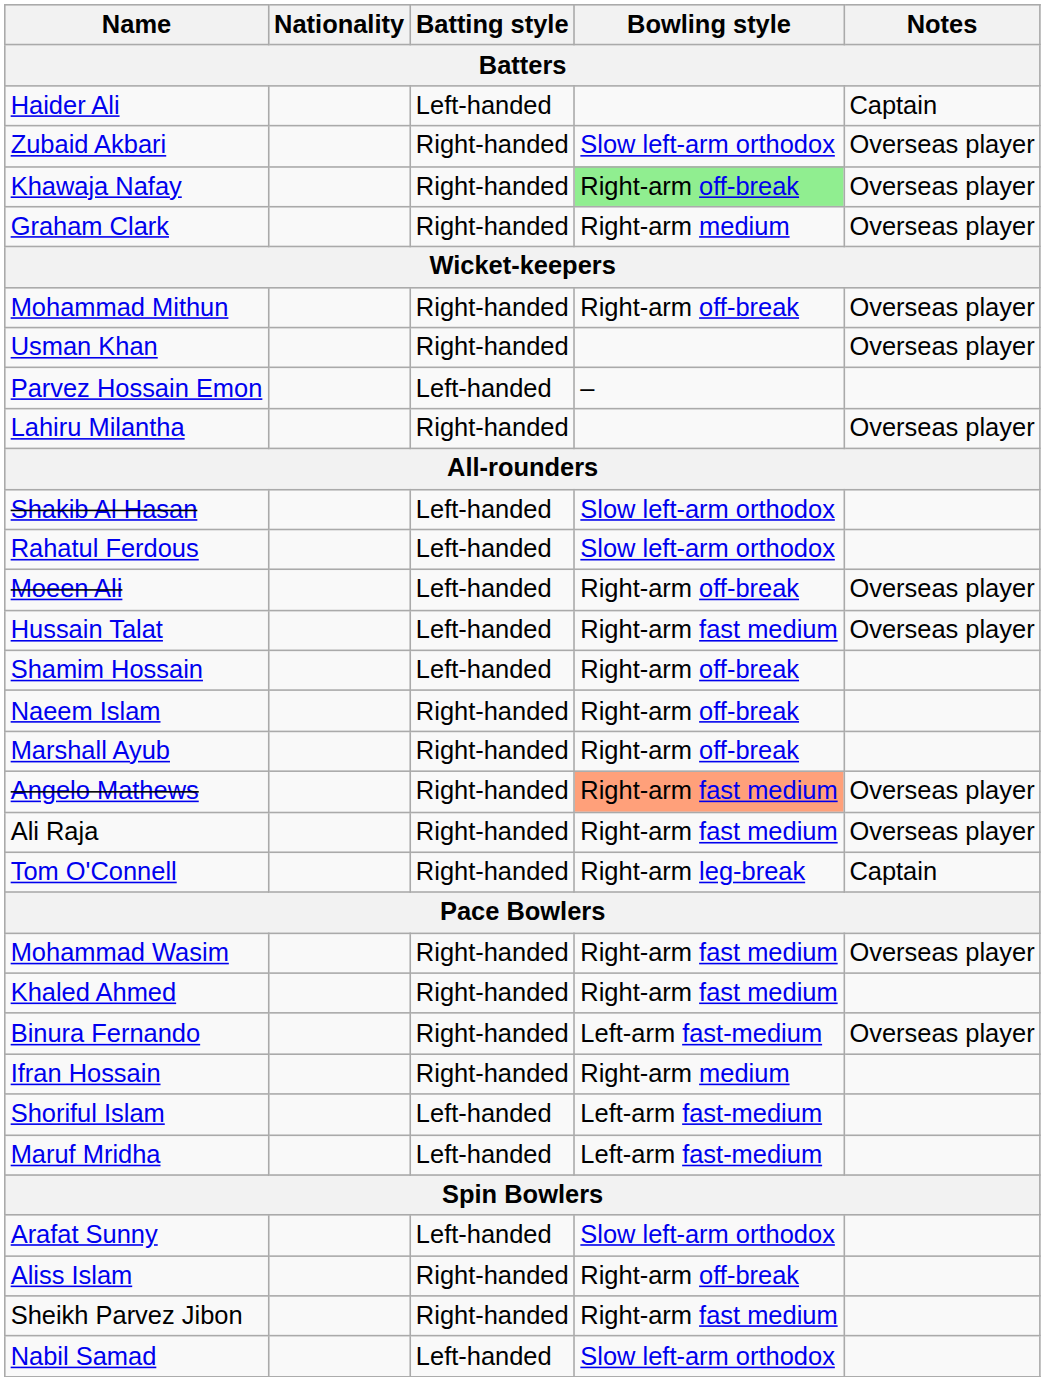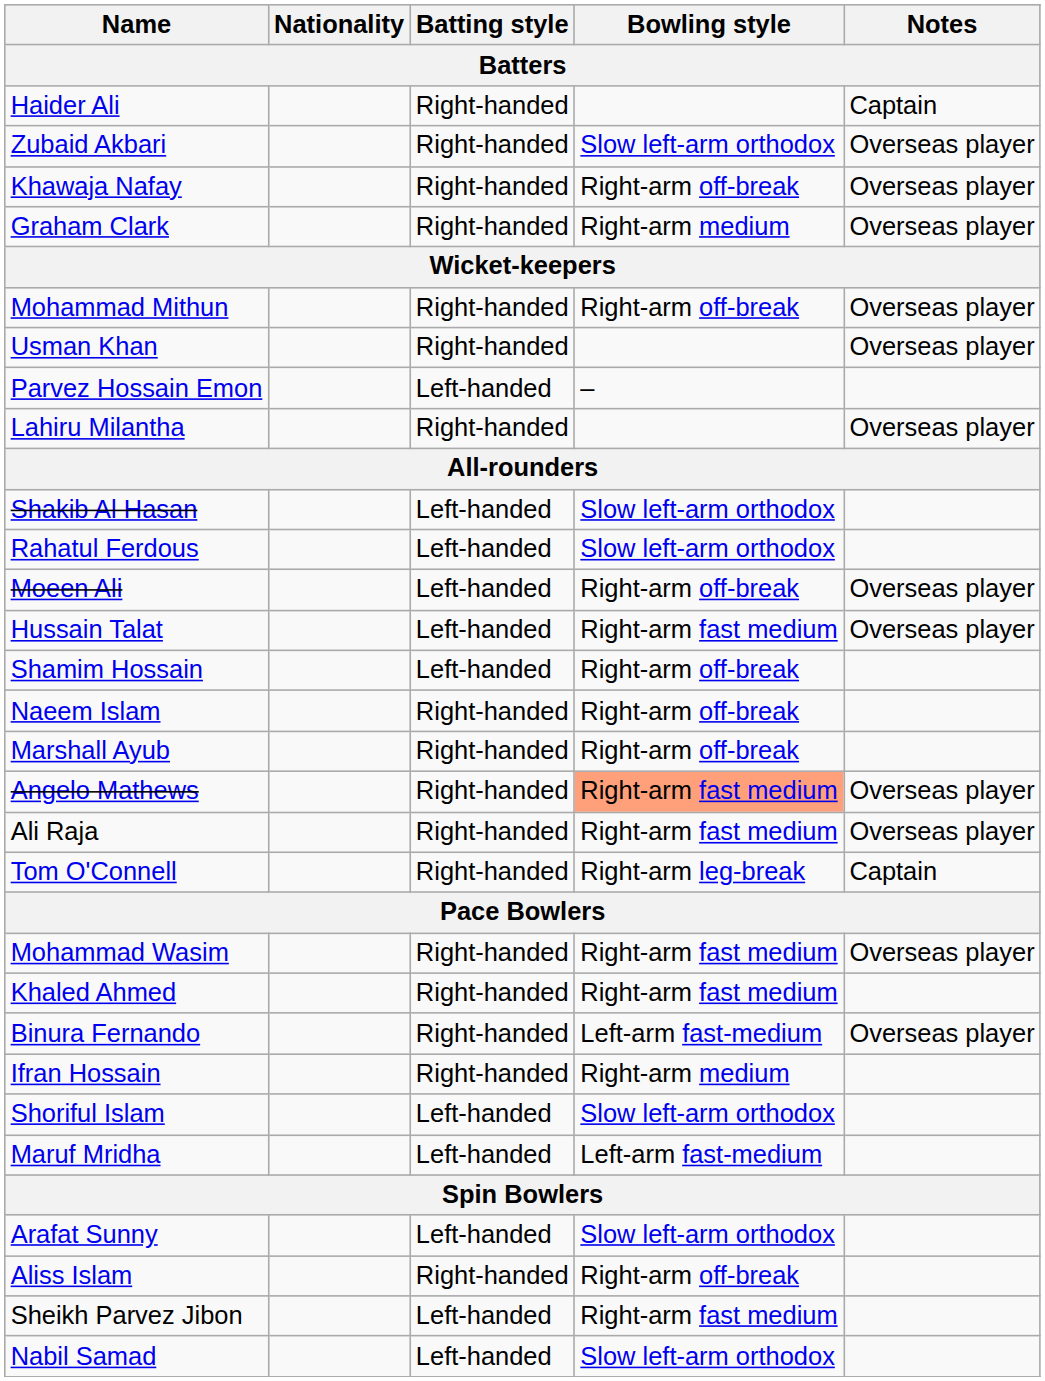(484, 105) Left-handed -> (492, 105) Right-handed
(690, 186) lightgreen background -> (690, 186) no background
(701, 1114) Left-arm fast-medium -> (708, 1114) Slow left-arm orthodox
(492, 1315) Right-handed -> (484, 1315) Left-handed
